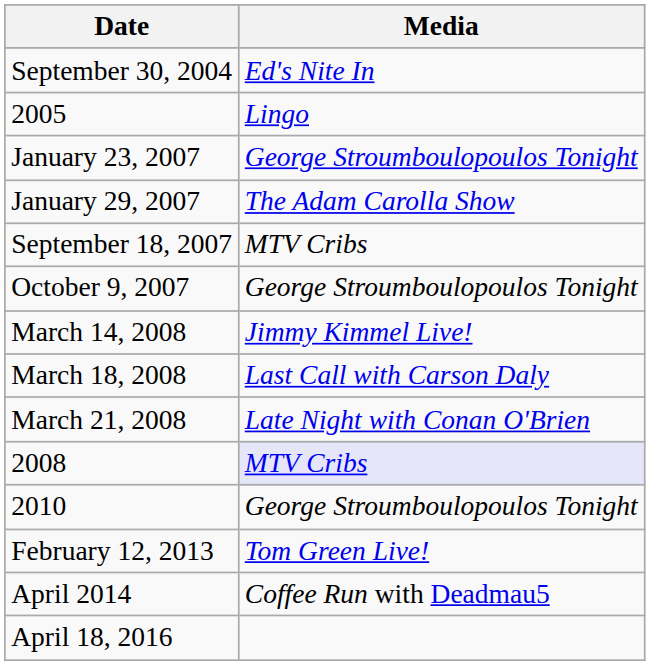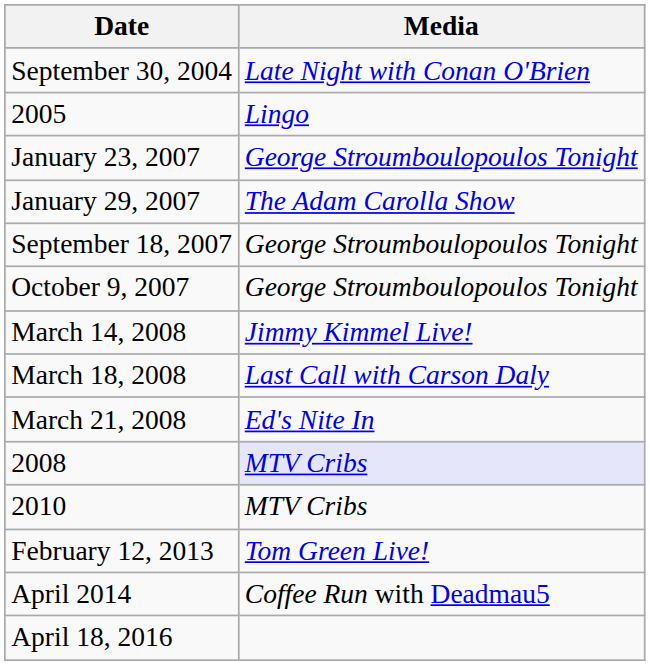(310, 69) Ed's Nite In -> (417, 69) Late Night with Conan O'Brien
(306, 244) MTV Cribs -> (441, 244) George Stroumboulopoulos Tonight
(417, 419) Late Night with Conan O'Brien -> (310, 419) Ed's Nite In
(441, 506) George Stroumboulopoulos Tonight -> (306, 506) MTV Cribs
